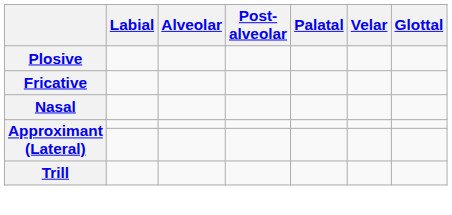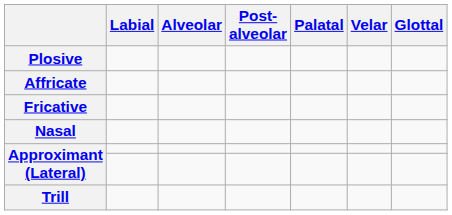+ row: (55, 82)
